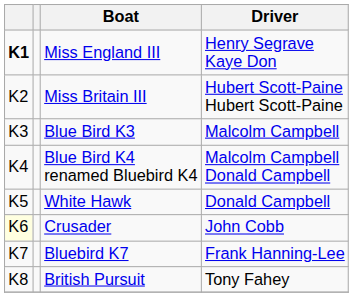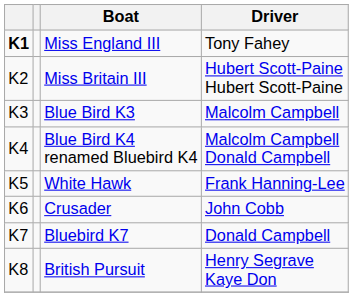(259, 52) Henry Segrave Kaye Don -> (247, 43) Tony Fahey
(268, 201) Donald Campbell -> (275, 183) Frank Hanning-Lee
(18, 227) lightyellow background -> (18, 209) no background
(275, 253) Frank Hanning-Lee -> (268, 235) Donald Campbell
(247, 279) Tony Fahey -> (259, 270) Henry Segrave Kaye Don
